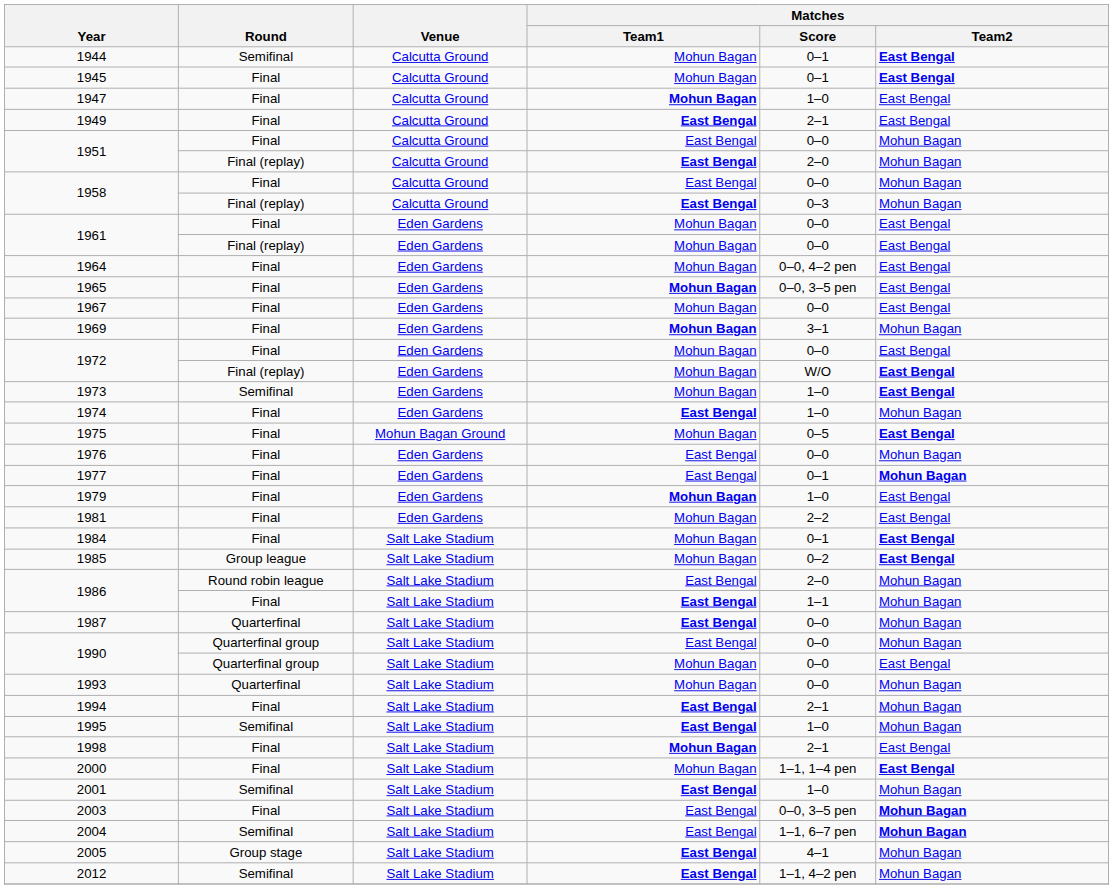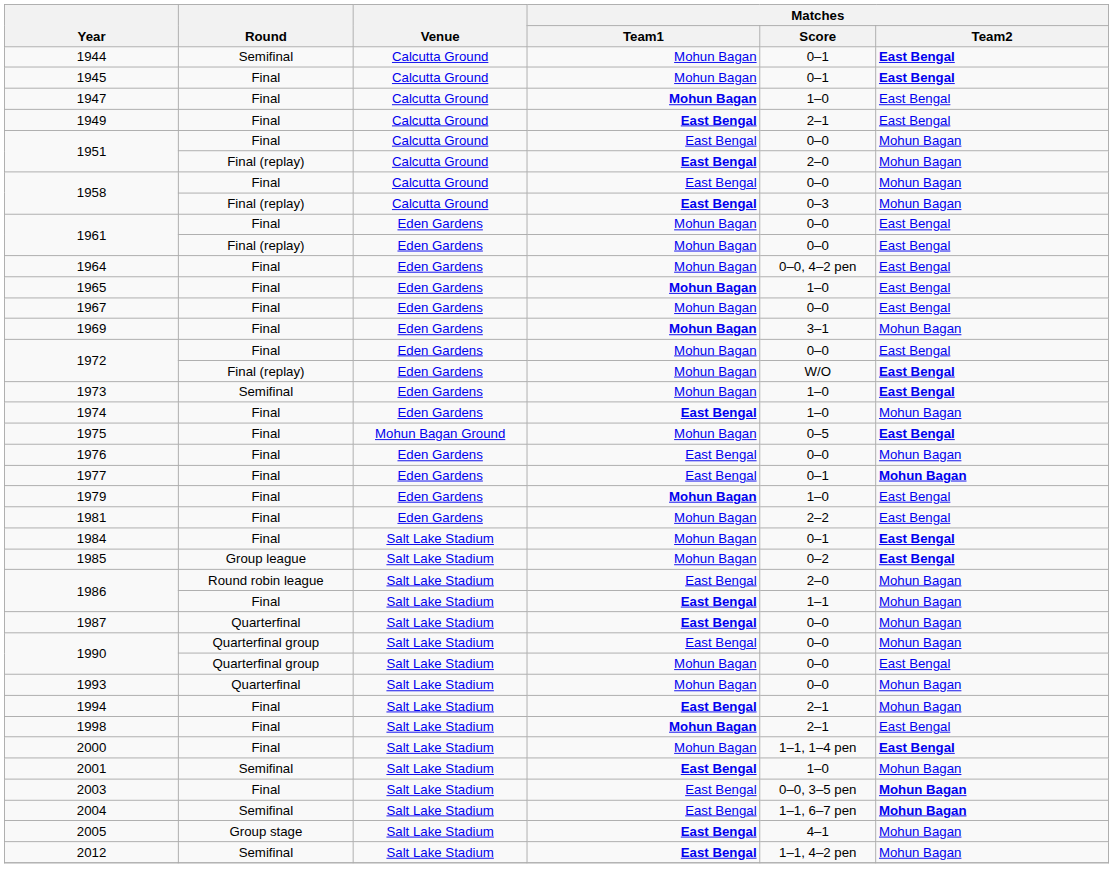(818, 287) 0–0, 3–5 pen -> (818, 287) 1–0
- row: (92, 727)
